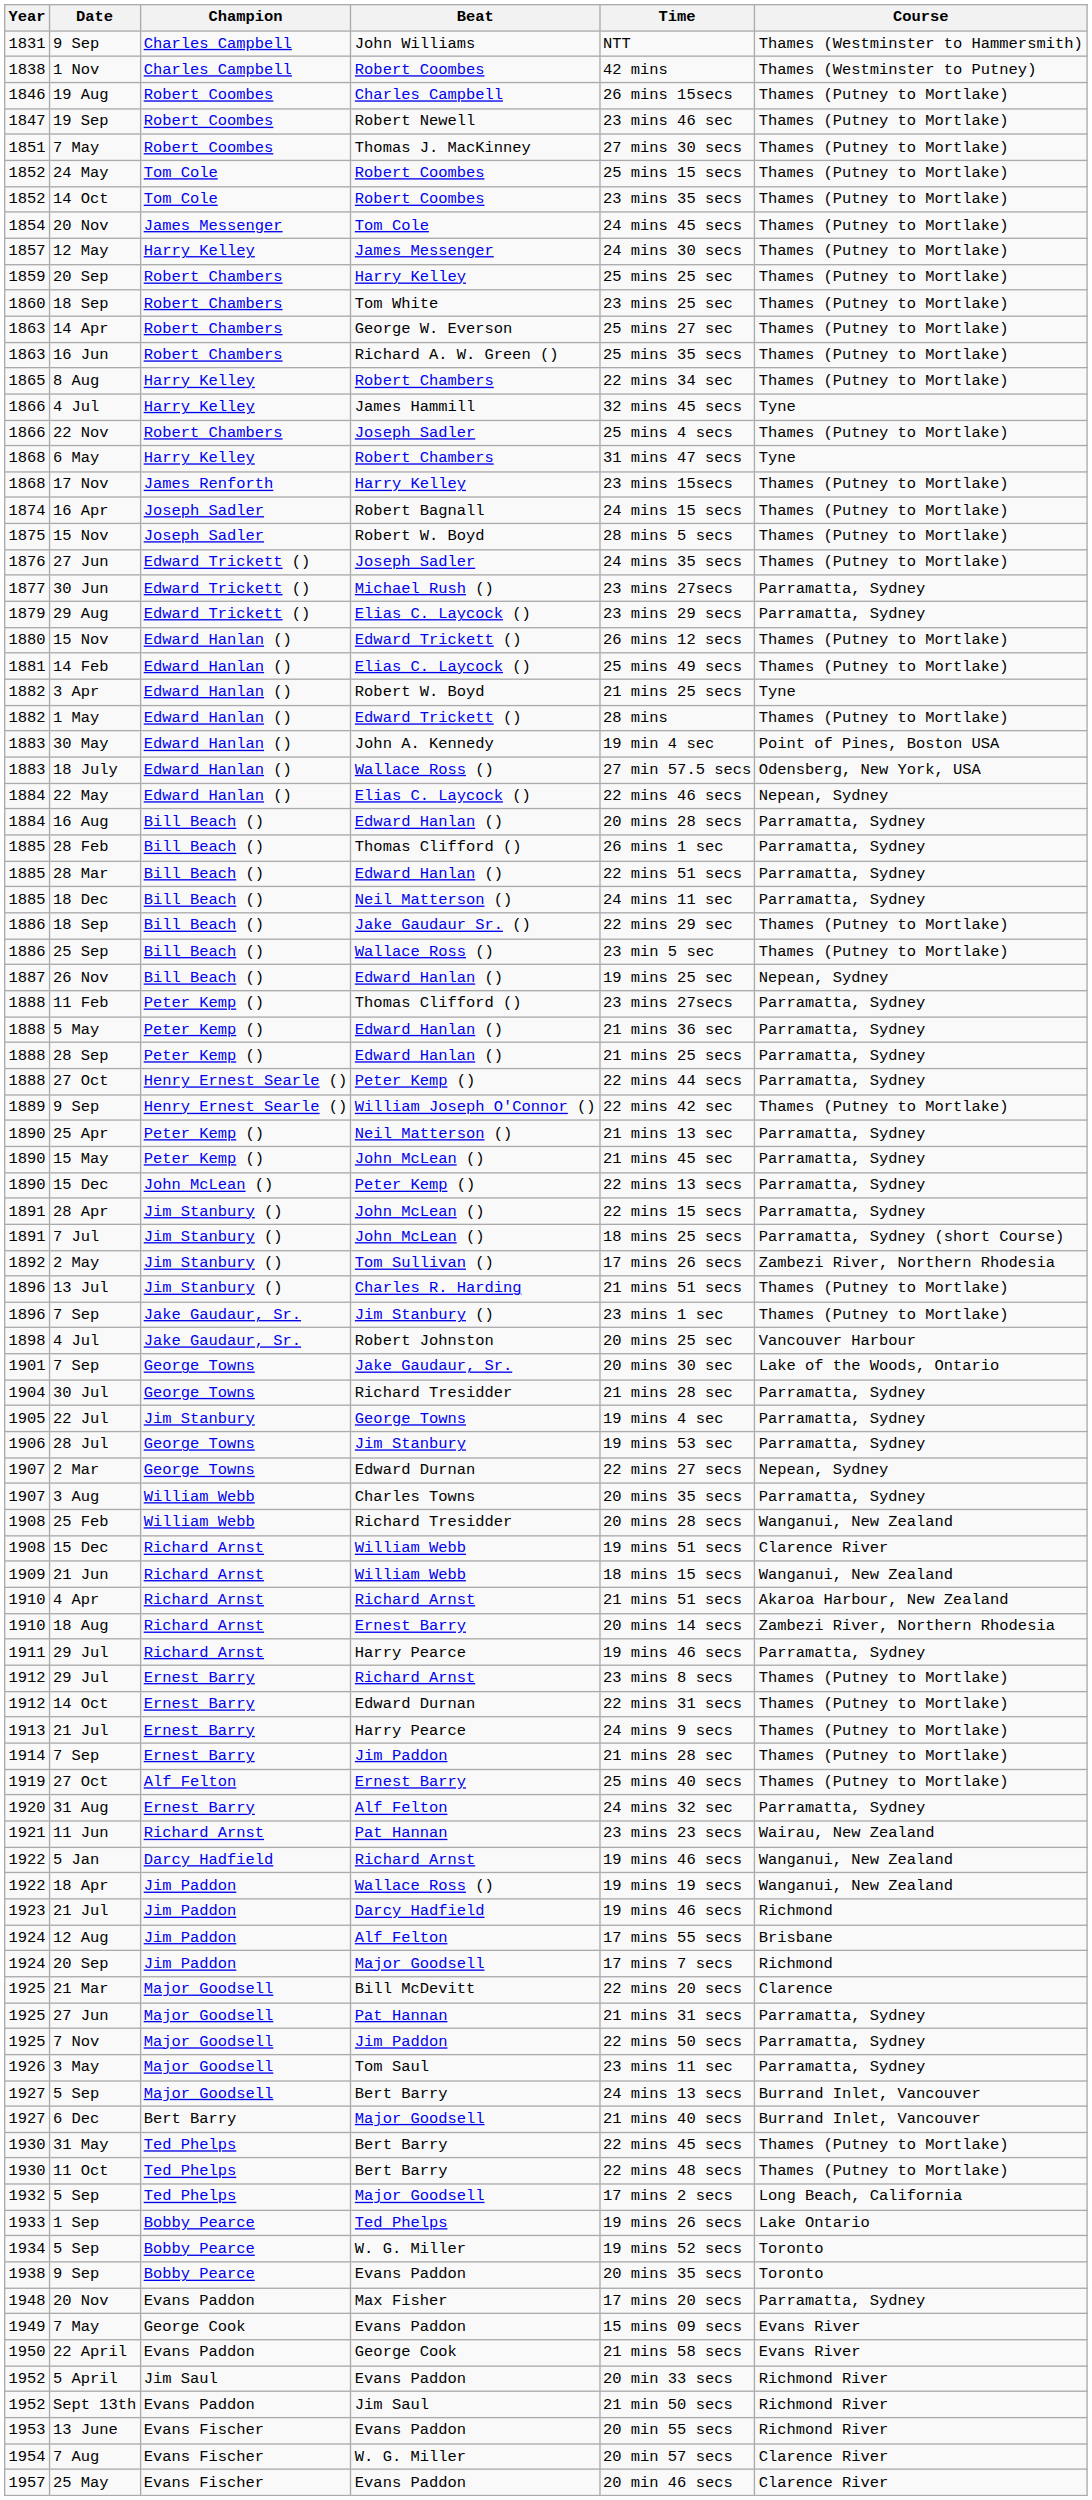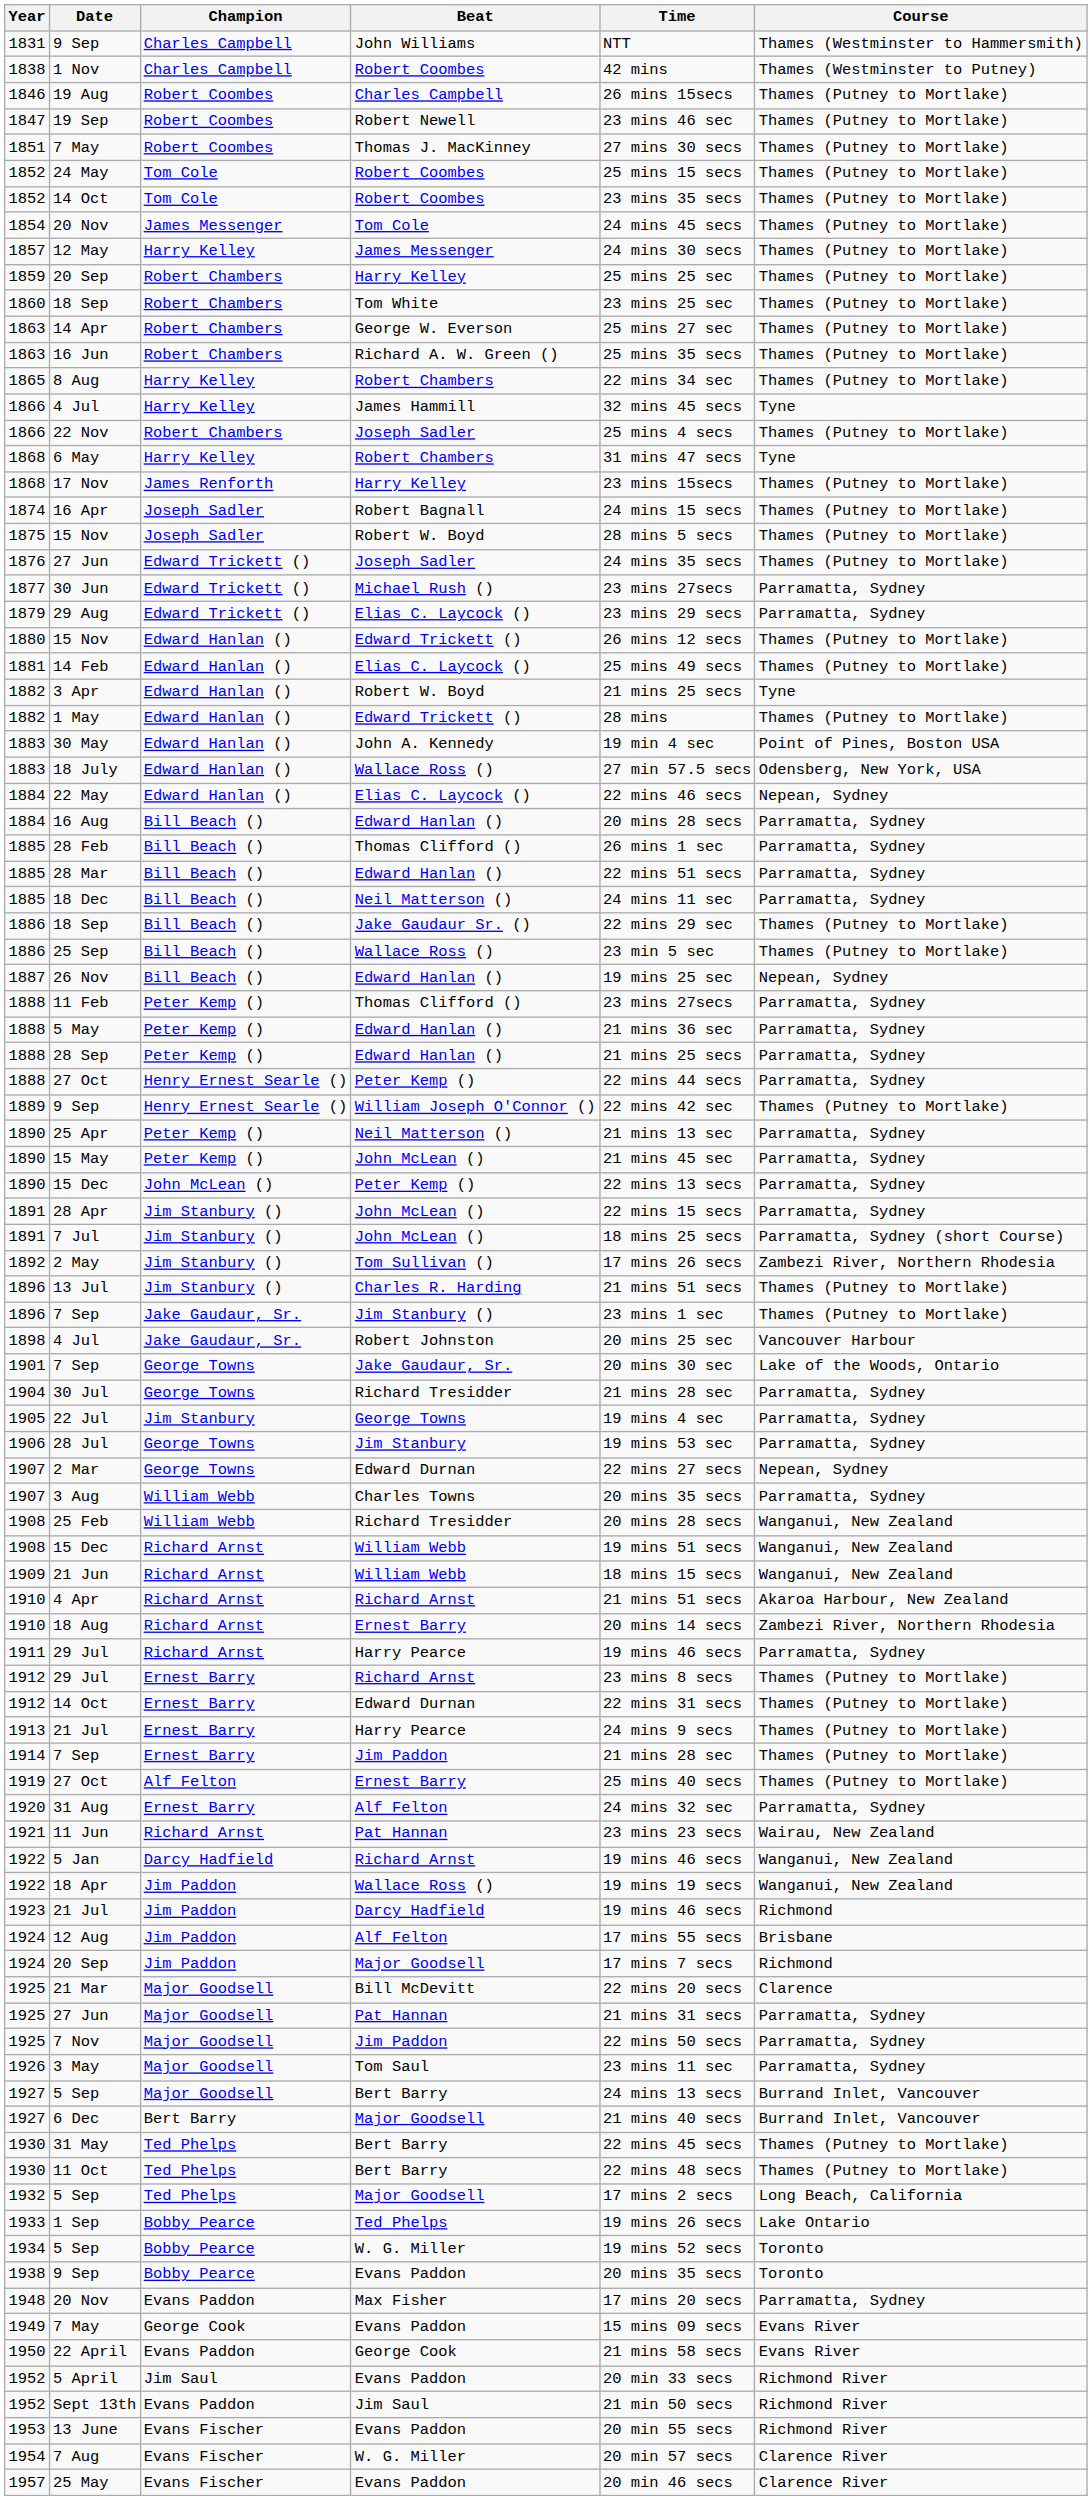(823, 1548) Clarence River -> (856, 1548) Wanganui, New Zealand
